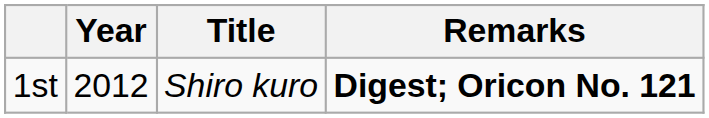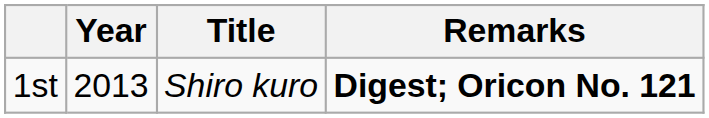(111, 84) 2012 -> (111, 84) 2013
